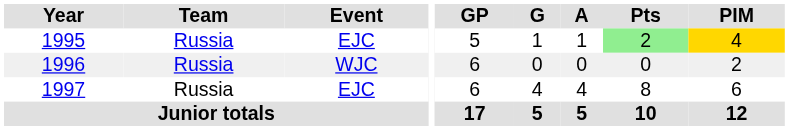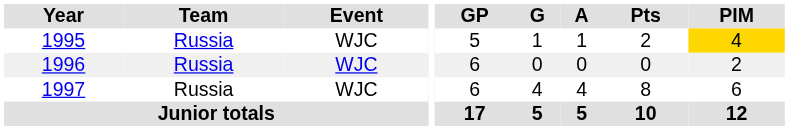(356, 40) EJC -> (356, 40) WJC
(646, 40) lightgreen background -> (646, 40) no background
(356, 89) EJC -> (356, 89) WJC
